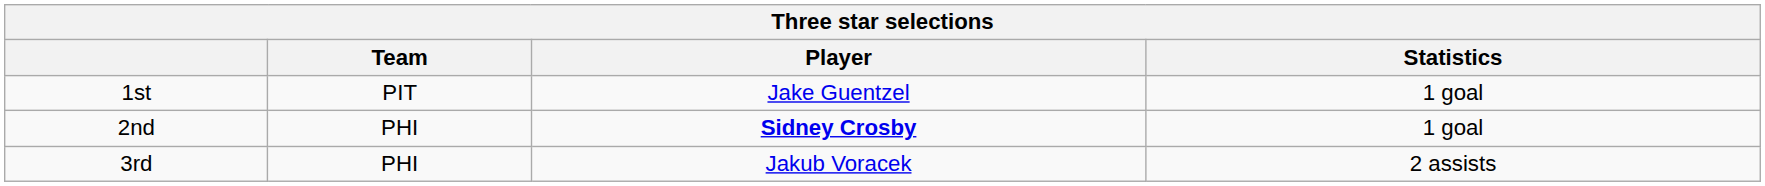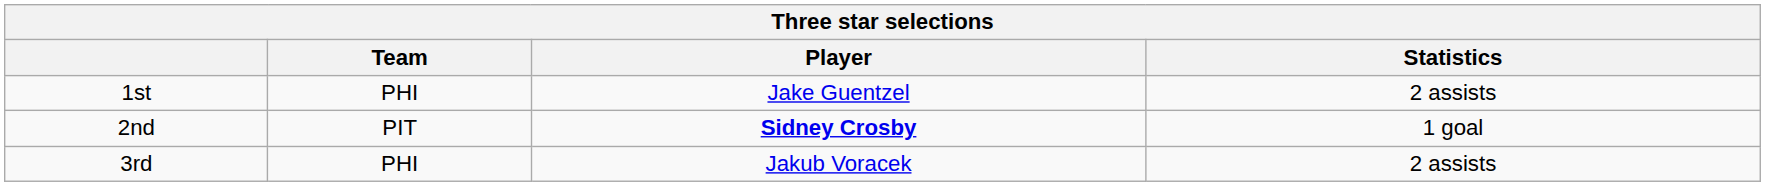(400, 92) PIT -> (400, 92) PHI
(1453, 92) 1 goal -> (1453, 92) 2 assists
(400, 127) PHI -> (400, 127) PIT
